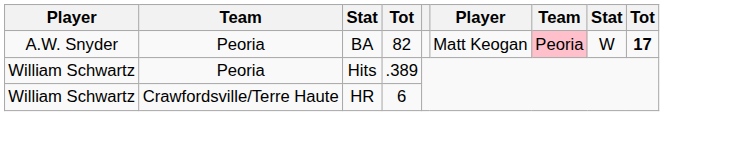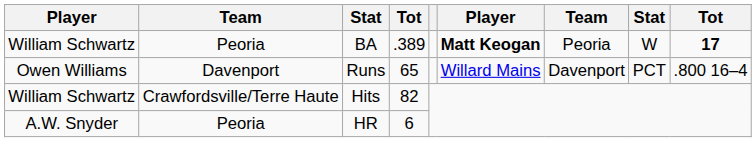(72, 44) A.W. Snyder -> (72, 44) William Schwartz
(402, 44) 82 -> (409, 44) .389
(480, 44) normal -> (491, 44) bold
(559, 44) pink background -> (587, 44) no background
+ row: (366, 70)
(241, 70) Peoria -> (241, 96) Crawfordsville/Terre Haute
(402, 70) .389 -> (409, 96) 82
(72, 96) William Schwartz -> (72, 123) A.W. Snyder
(241, 96) Crawfordsville/Terre Haute -> (241, 123) Peoria
